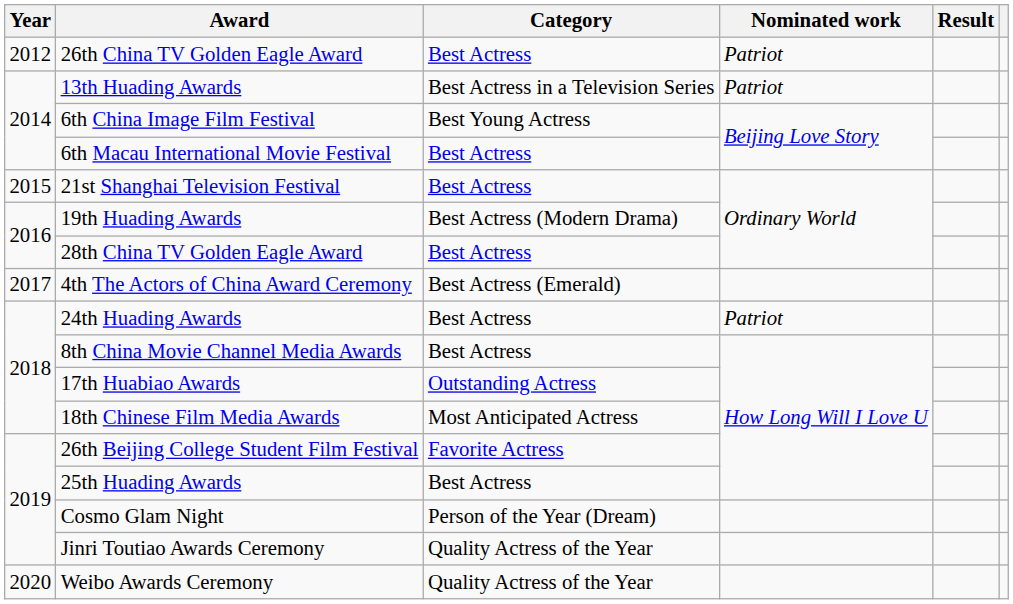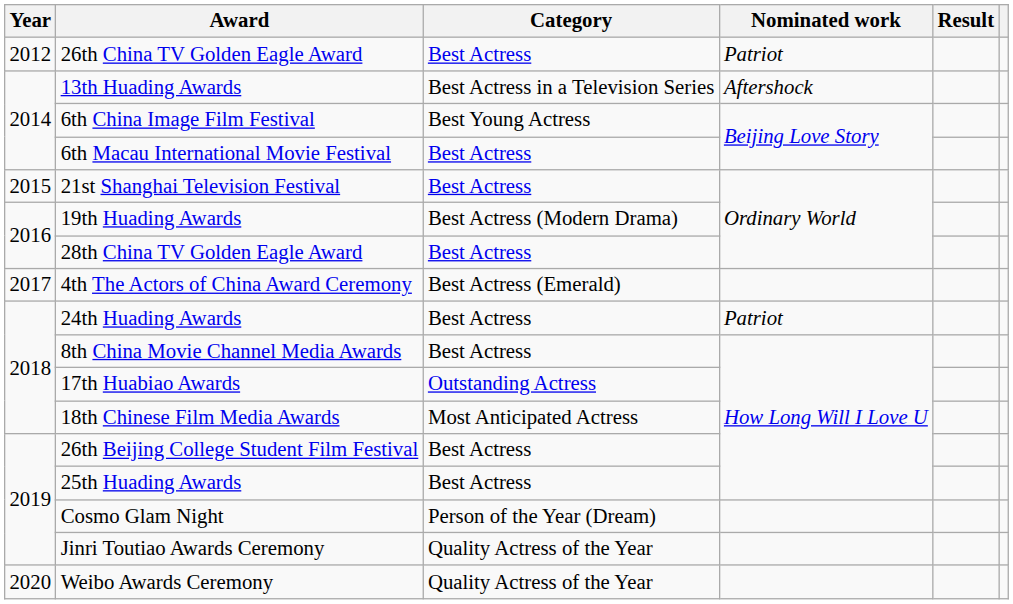(753, 86) Patriot -> (768, 86) Aftershock
(496, 449) Favorite Actress -> (480, 449) Best Actress
